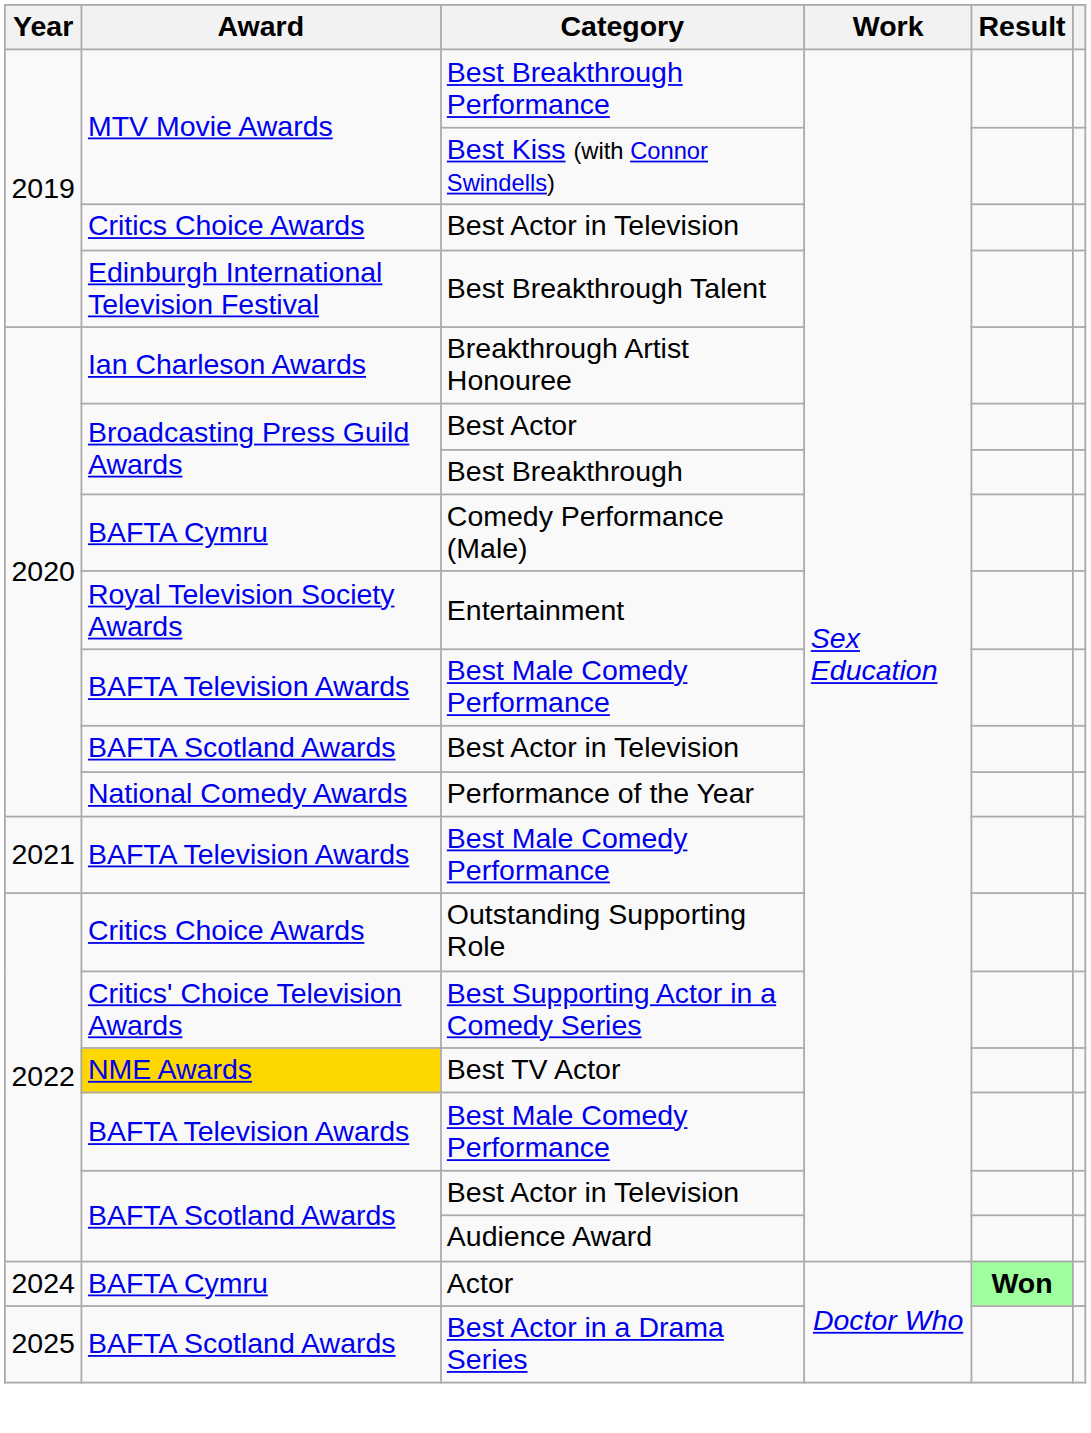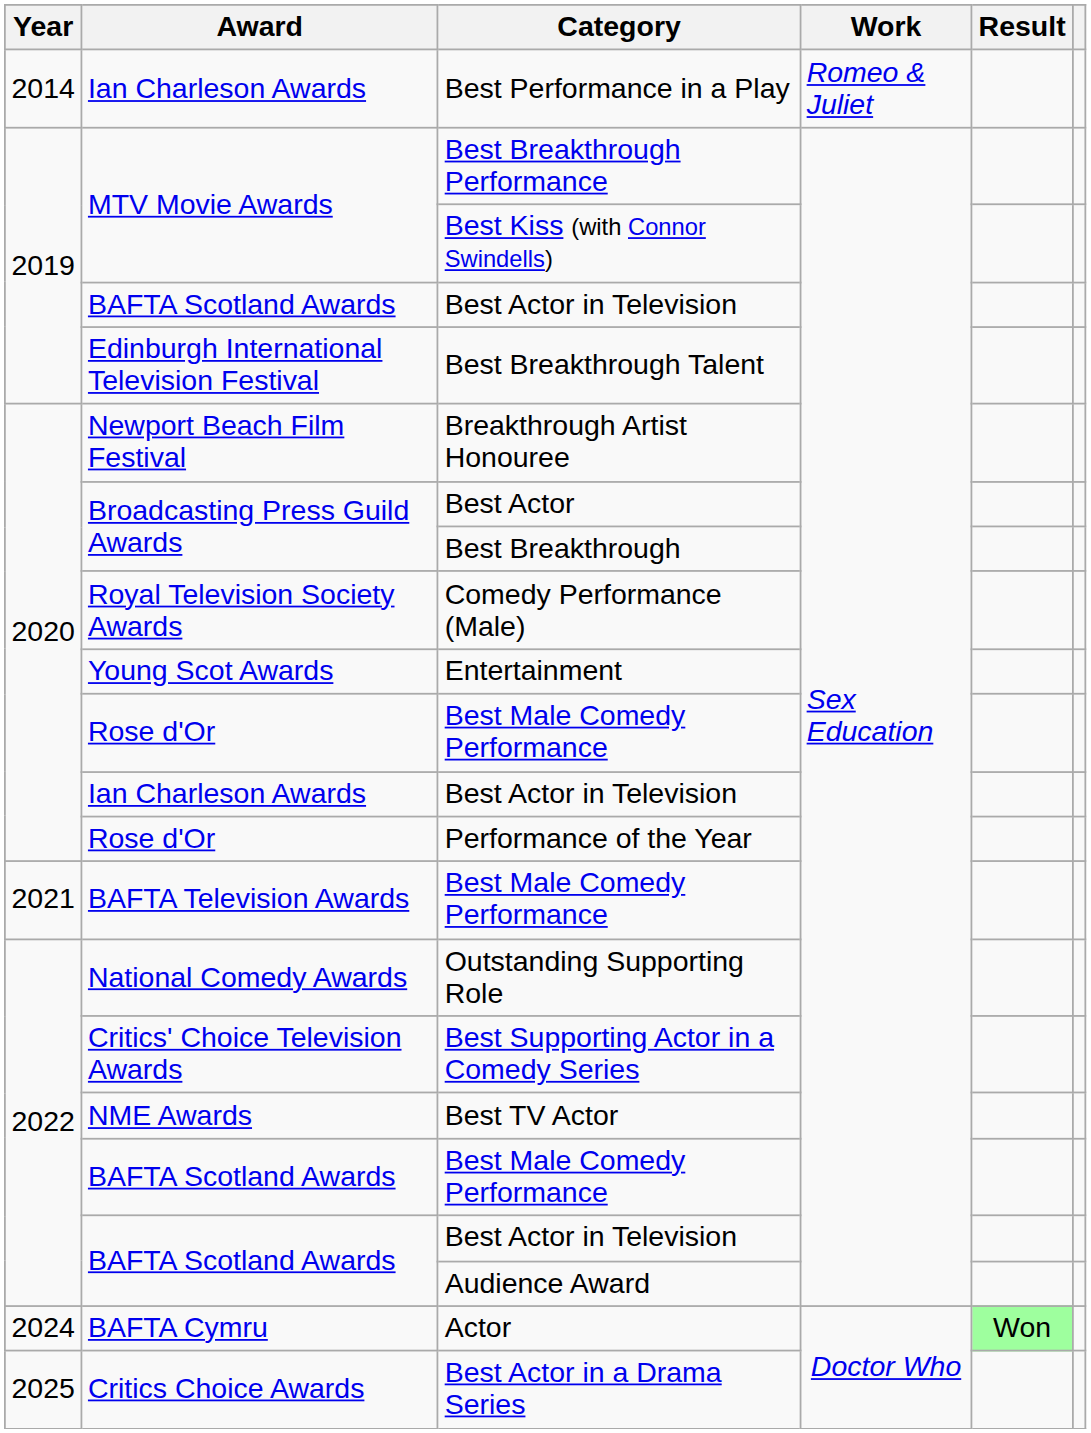+ row: (43, 88)
(226, 226) Critics Choice Awards -> (242, 303) BAFTA Scotland Awards
(227, 365) Ian Charleson Awards -> (216, 442) Newport Beach Film Festival
(178, 532) BAFTA Cymru -> (241, 609) Royal Television Society Awards
(241, 609) Royal Television Society Awards -> (211, 670) Young Scot Awards
(249, 687) BAFTA Television Awards -> (152, 732) Rose d'Or
(242, 748) BAFTA Scotland Awards -> (227, 793) Ian Charleson Awards
(248, 793) National Comedy Awards -> (152, 838) Rose d'Or
(226, 931) Critics Choice Awards -> (248, 976) National Comedy Awards
(170, 1070) gold background -> (170, 1115) no background
(249, 1131) BAFTA Television Awards -> (242, 1176) BAFTA Scotland Awards
(1022, 1282) bold -> (1022, 1328) normal
(242, 1344) BAFTA Scotland Awards -> (226, 1389) Critics Choice Awards
